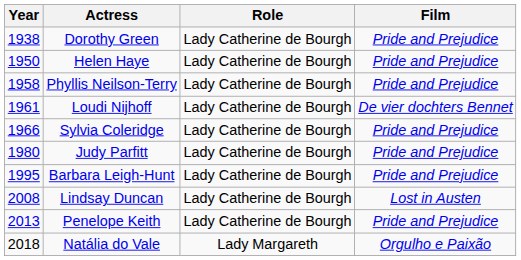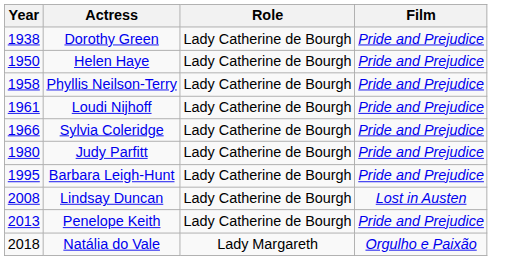(436, 107) De vier dochters Bennet -> (421, 107) Pride and Prejudice
